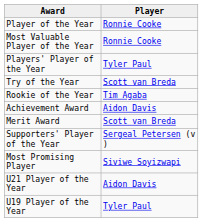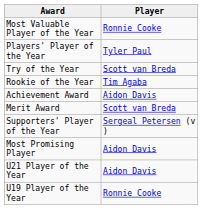- row: (50, 24)
(142, 162) Siviwe Soyizwapi -> (130, 149) Aidon Davis
(127, 207) Tyler Paul -> (132, 193) Ronnie Cooke
